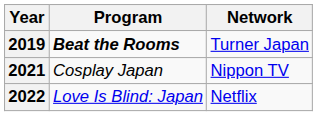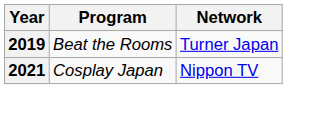(116, 44) bold -> (113, 44) normal
- row: (27, 96)
